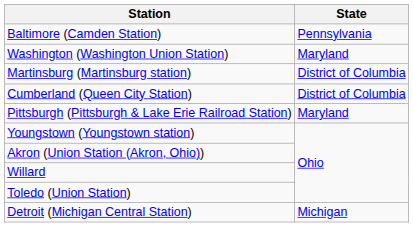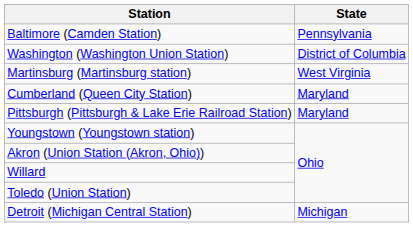(323, 53) Maryland -> (352, 53) District of Columbia
(352, 73) District of Columbia -> (334, 73) West Virginia
(352, 93) District of Columbia -> (323, 93) Maryland
